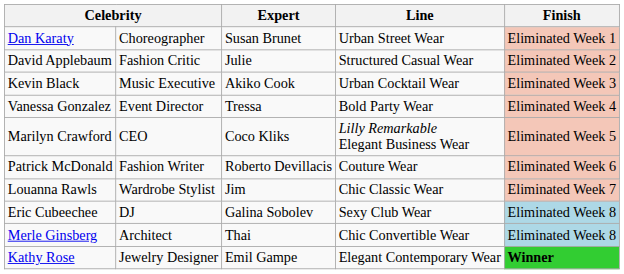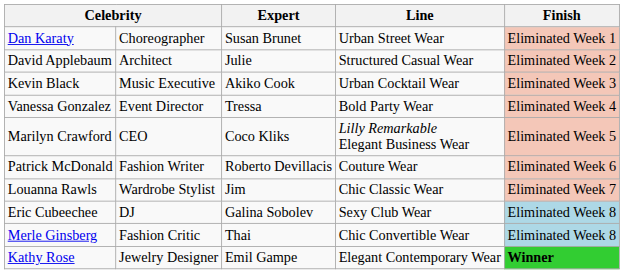(160, 60) Fashion Critic -> (146, 60) Architect
(146, 235) Architect -> (160, 235) Fashion Critic
